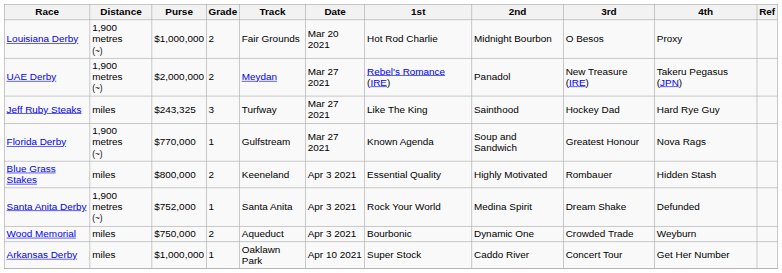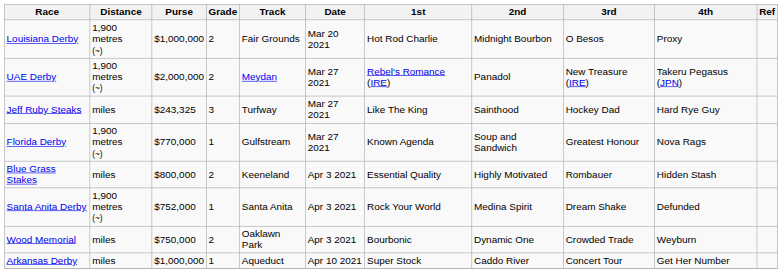(263, 234) Aqueduct -> (261, 239) Oaklawn Park
(261, 255) Oaklawn Park -> (263, 260) Aqueduct
